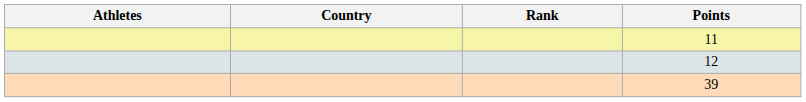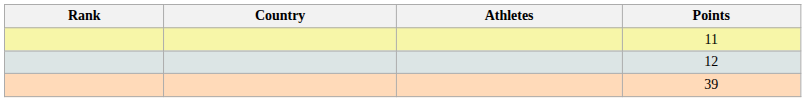columns swapped: (542, 16) <-> (117, 16)
